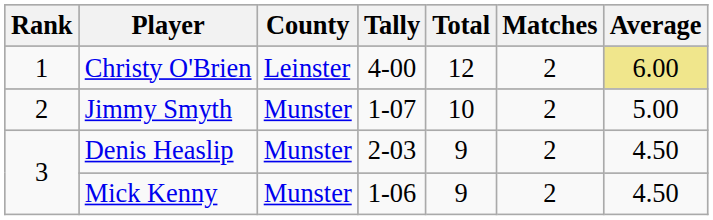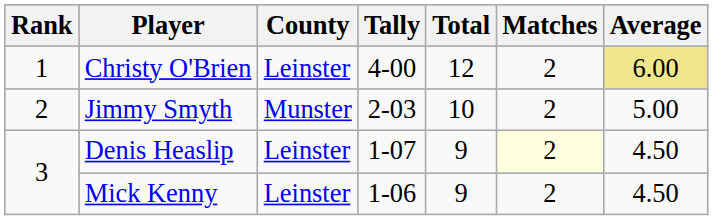(392, 109) 1-07 -> (392, 109) 2-03
(308, 151) Munster -> (307, 151) Leinster
(392, 151) 2-03 -> (392, 151) 1-07
(550, 151) no background -> (550, 151) lightyellow background
(308, 192) Munster -> (307, 192) Leinster
